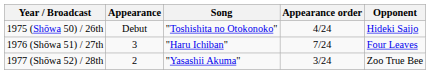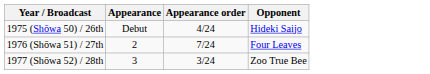- column: (222, 12)
(135, 45) 3 -> (135, 45) 2
(135, 61) 2 -> (135, 61) 3
